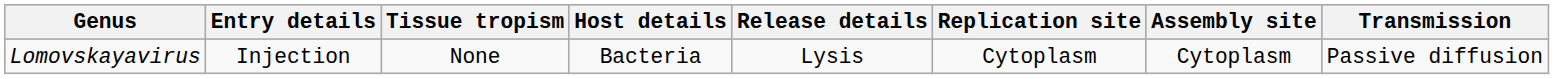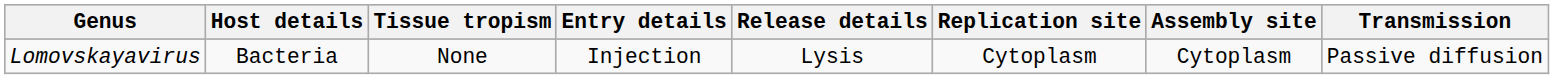columns swapped: (651, 22) <-> (293, 22)
